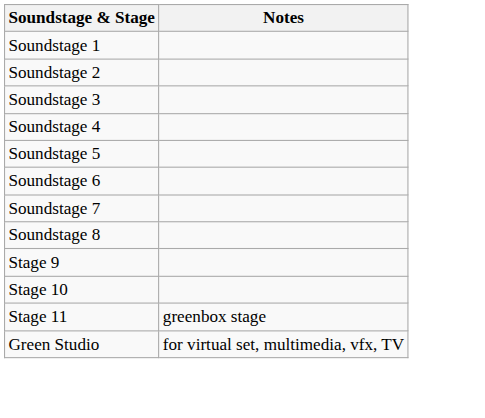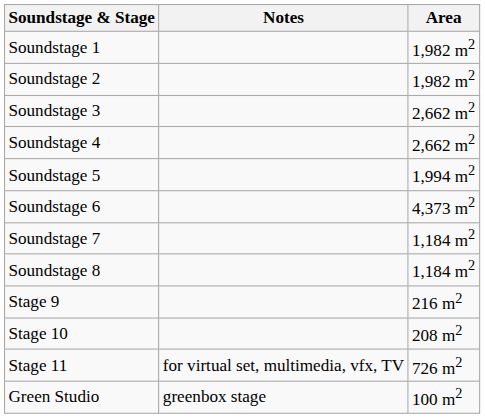+ column: (444, 18)
(214, 316) greenbox stage -> (283, 365) for virtual set, multimedia, vfx, TV
(283, 343) for virtual set, multimedia, vfx, TV -> (214, 397) greenbox stage
